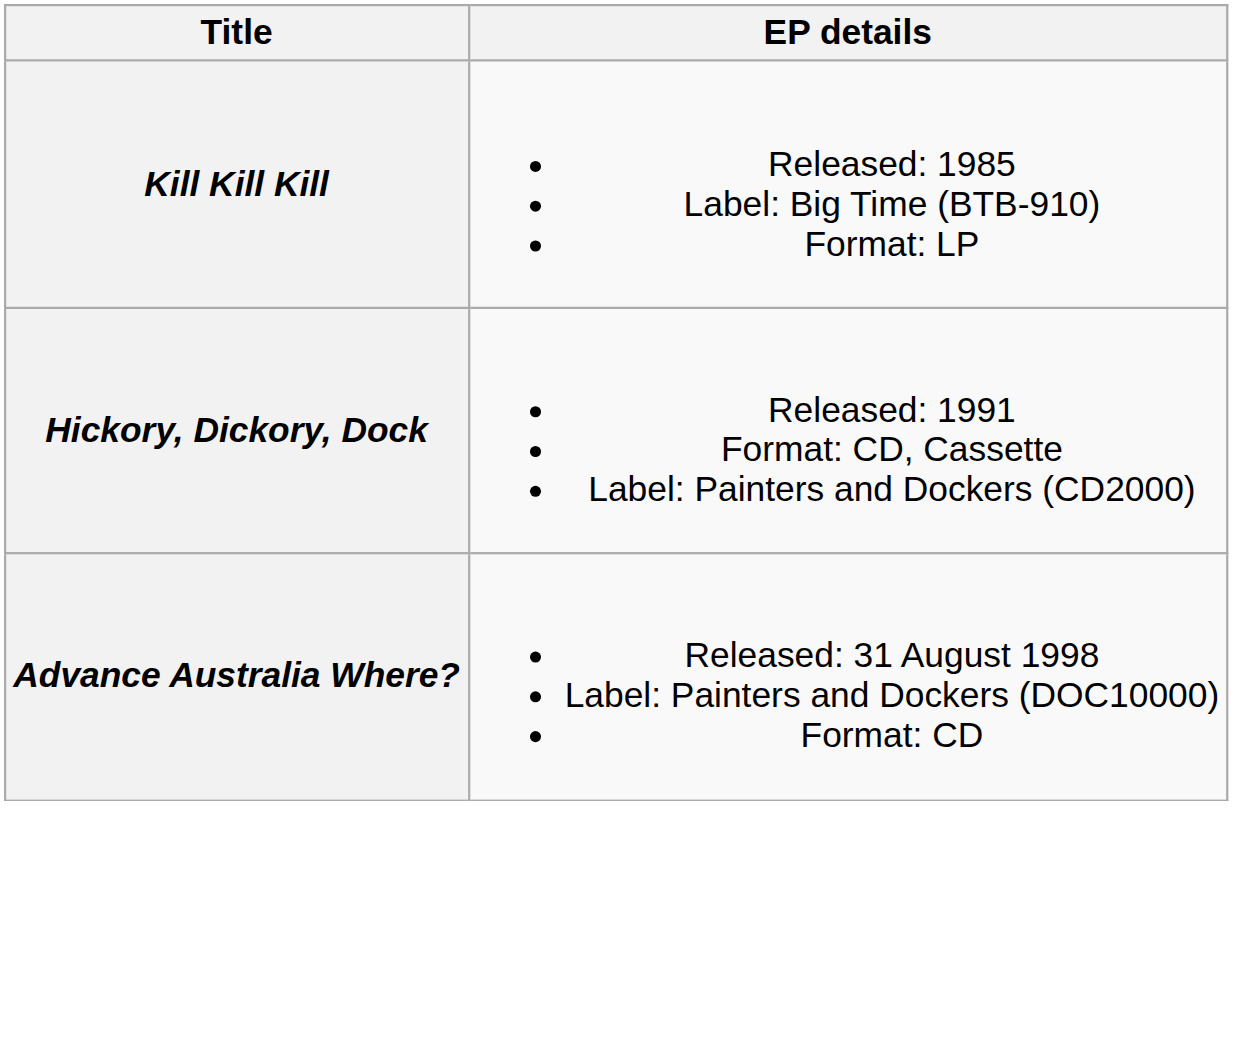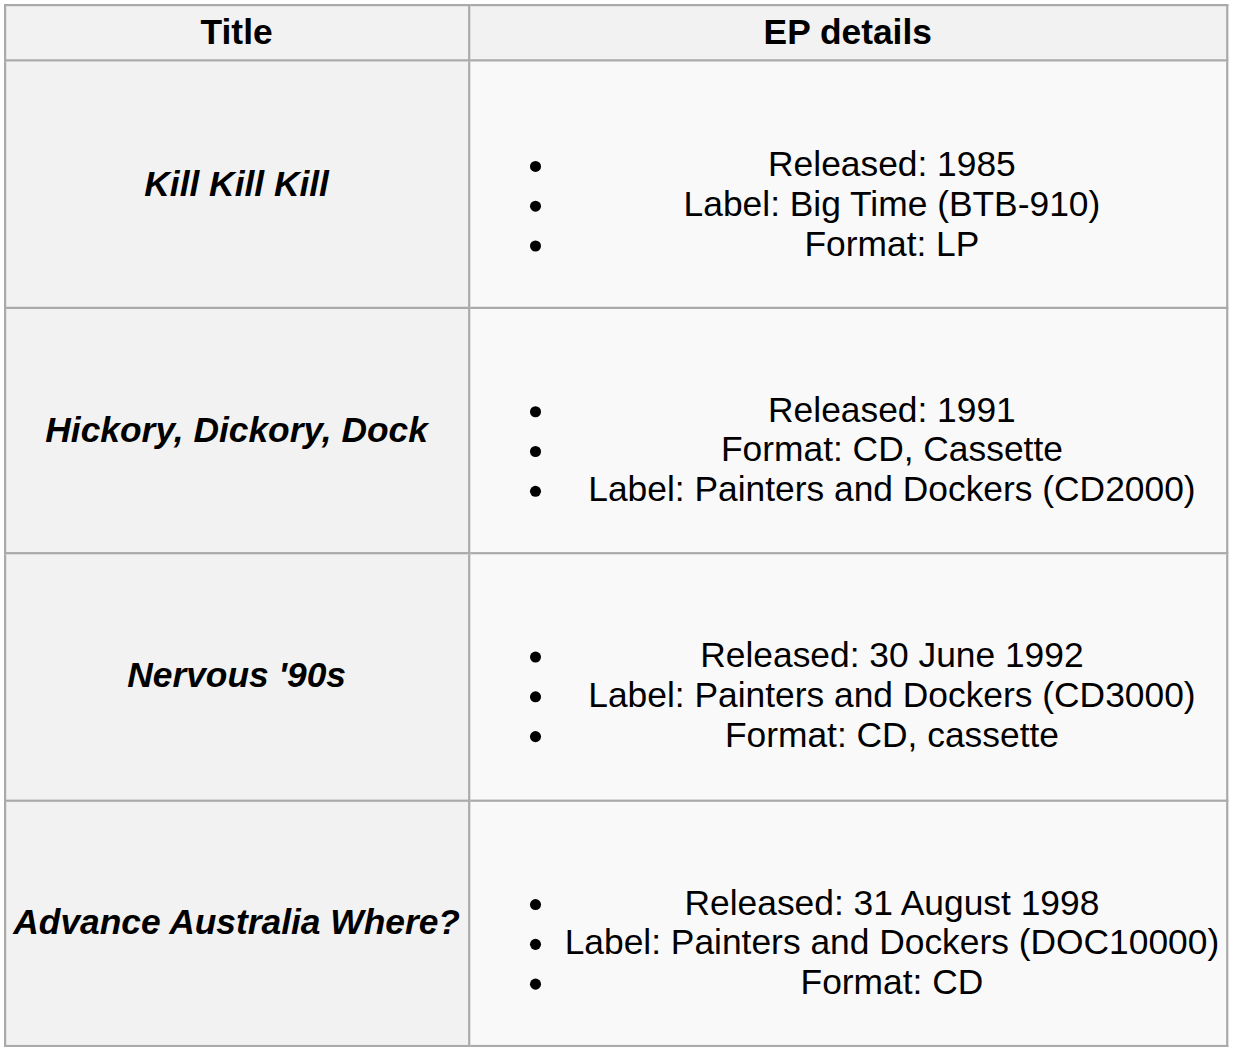+ row: (237, 675)
